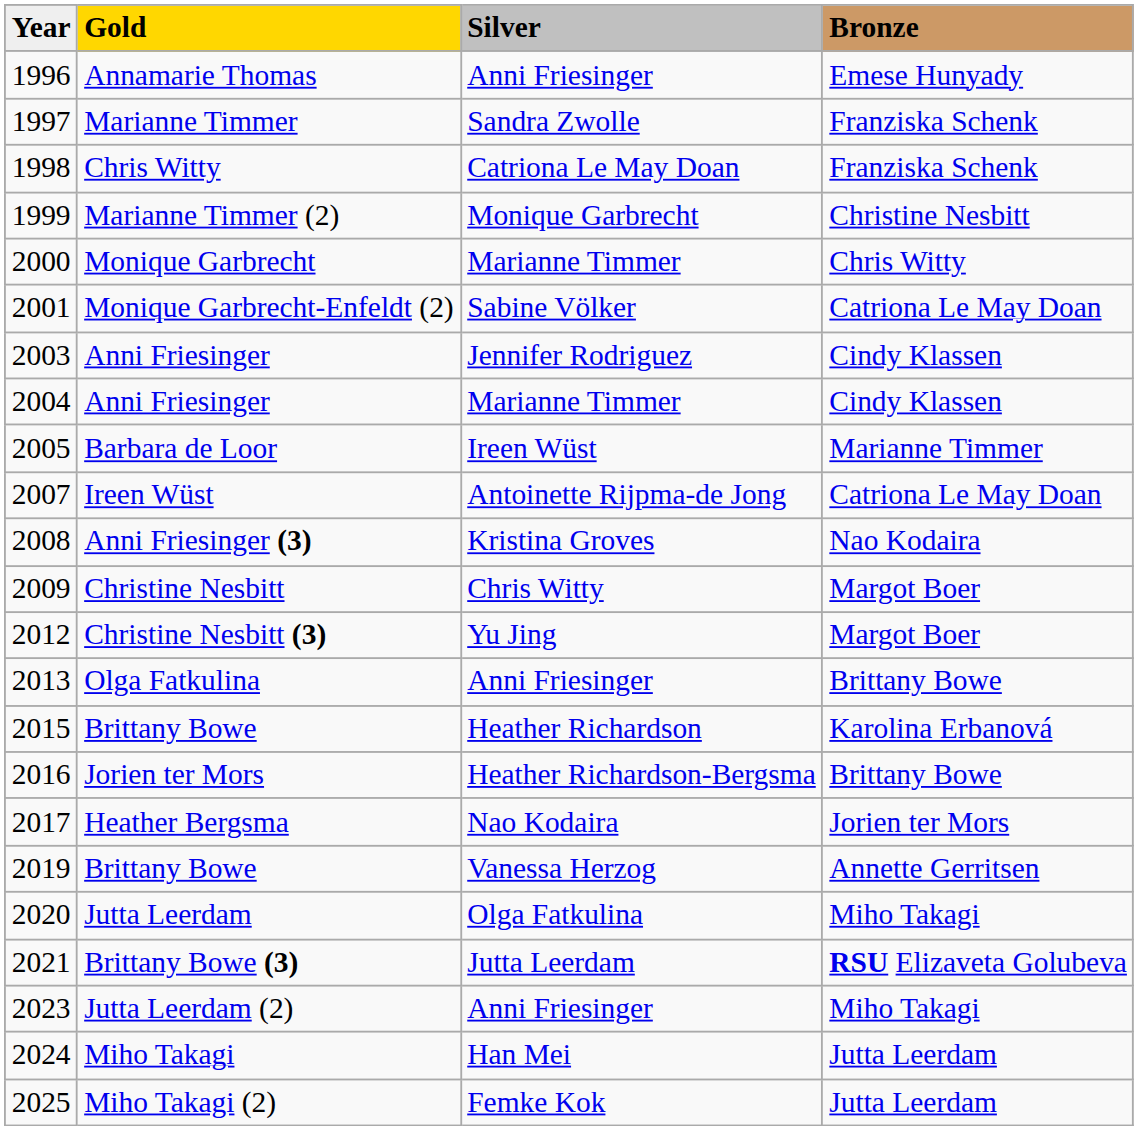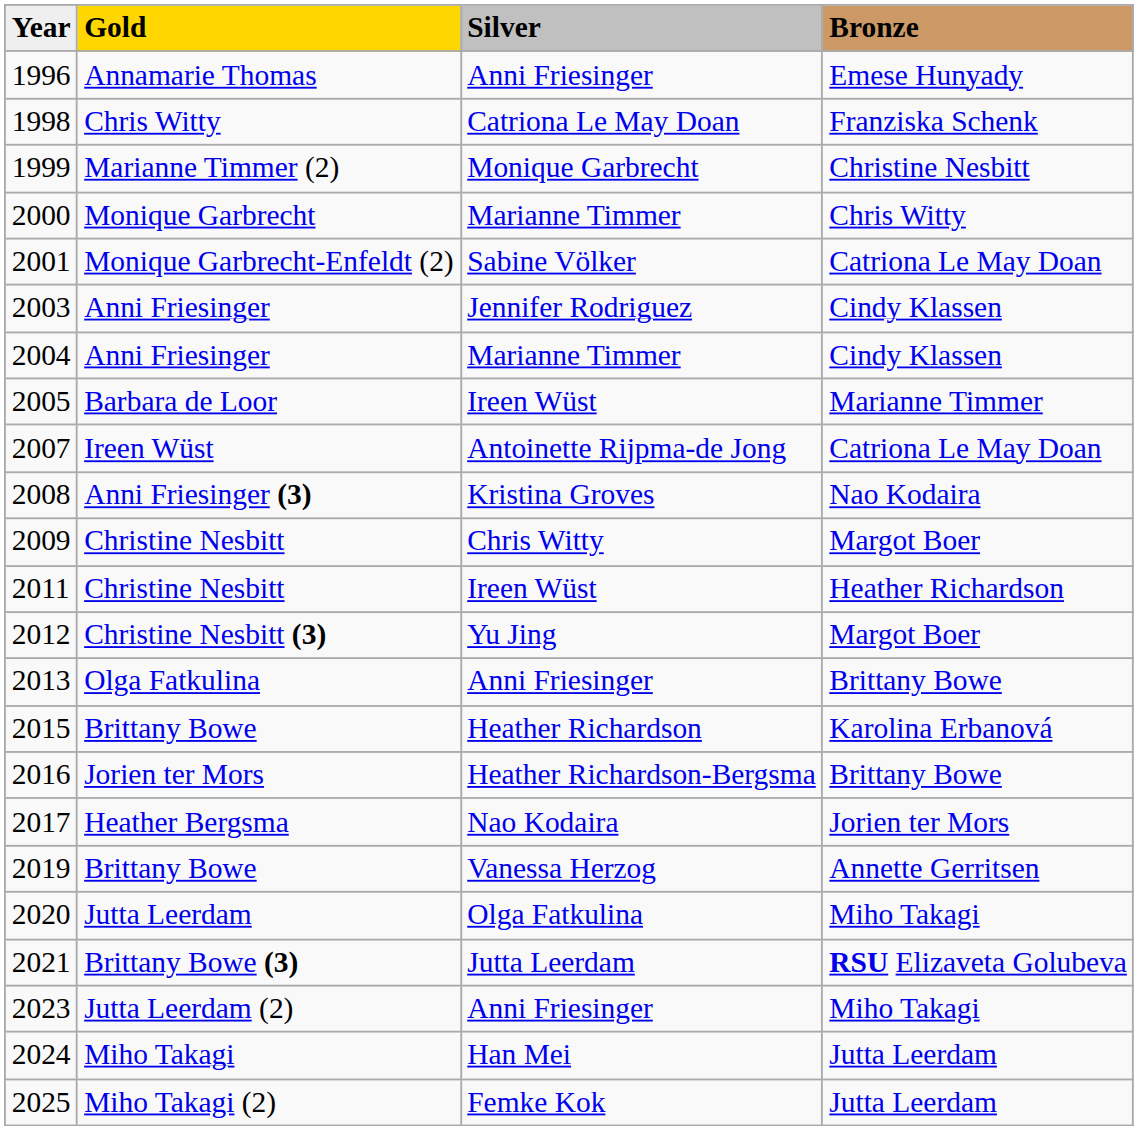- row: (41, 121)
+ row: (41, 588)
